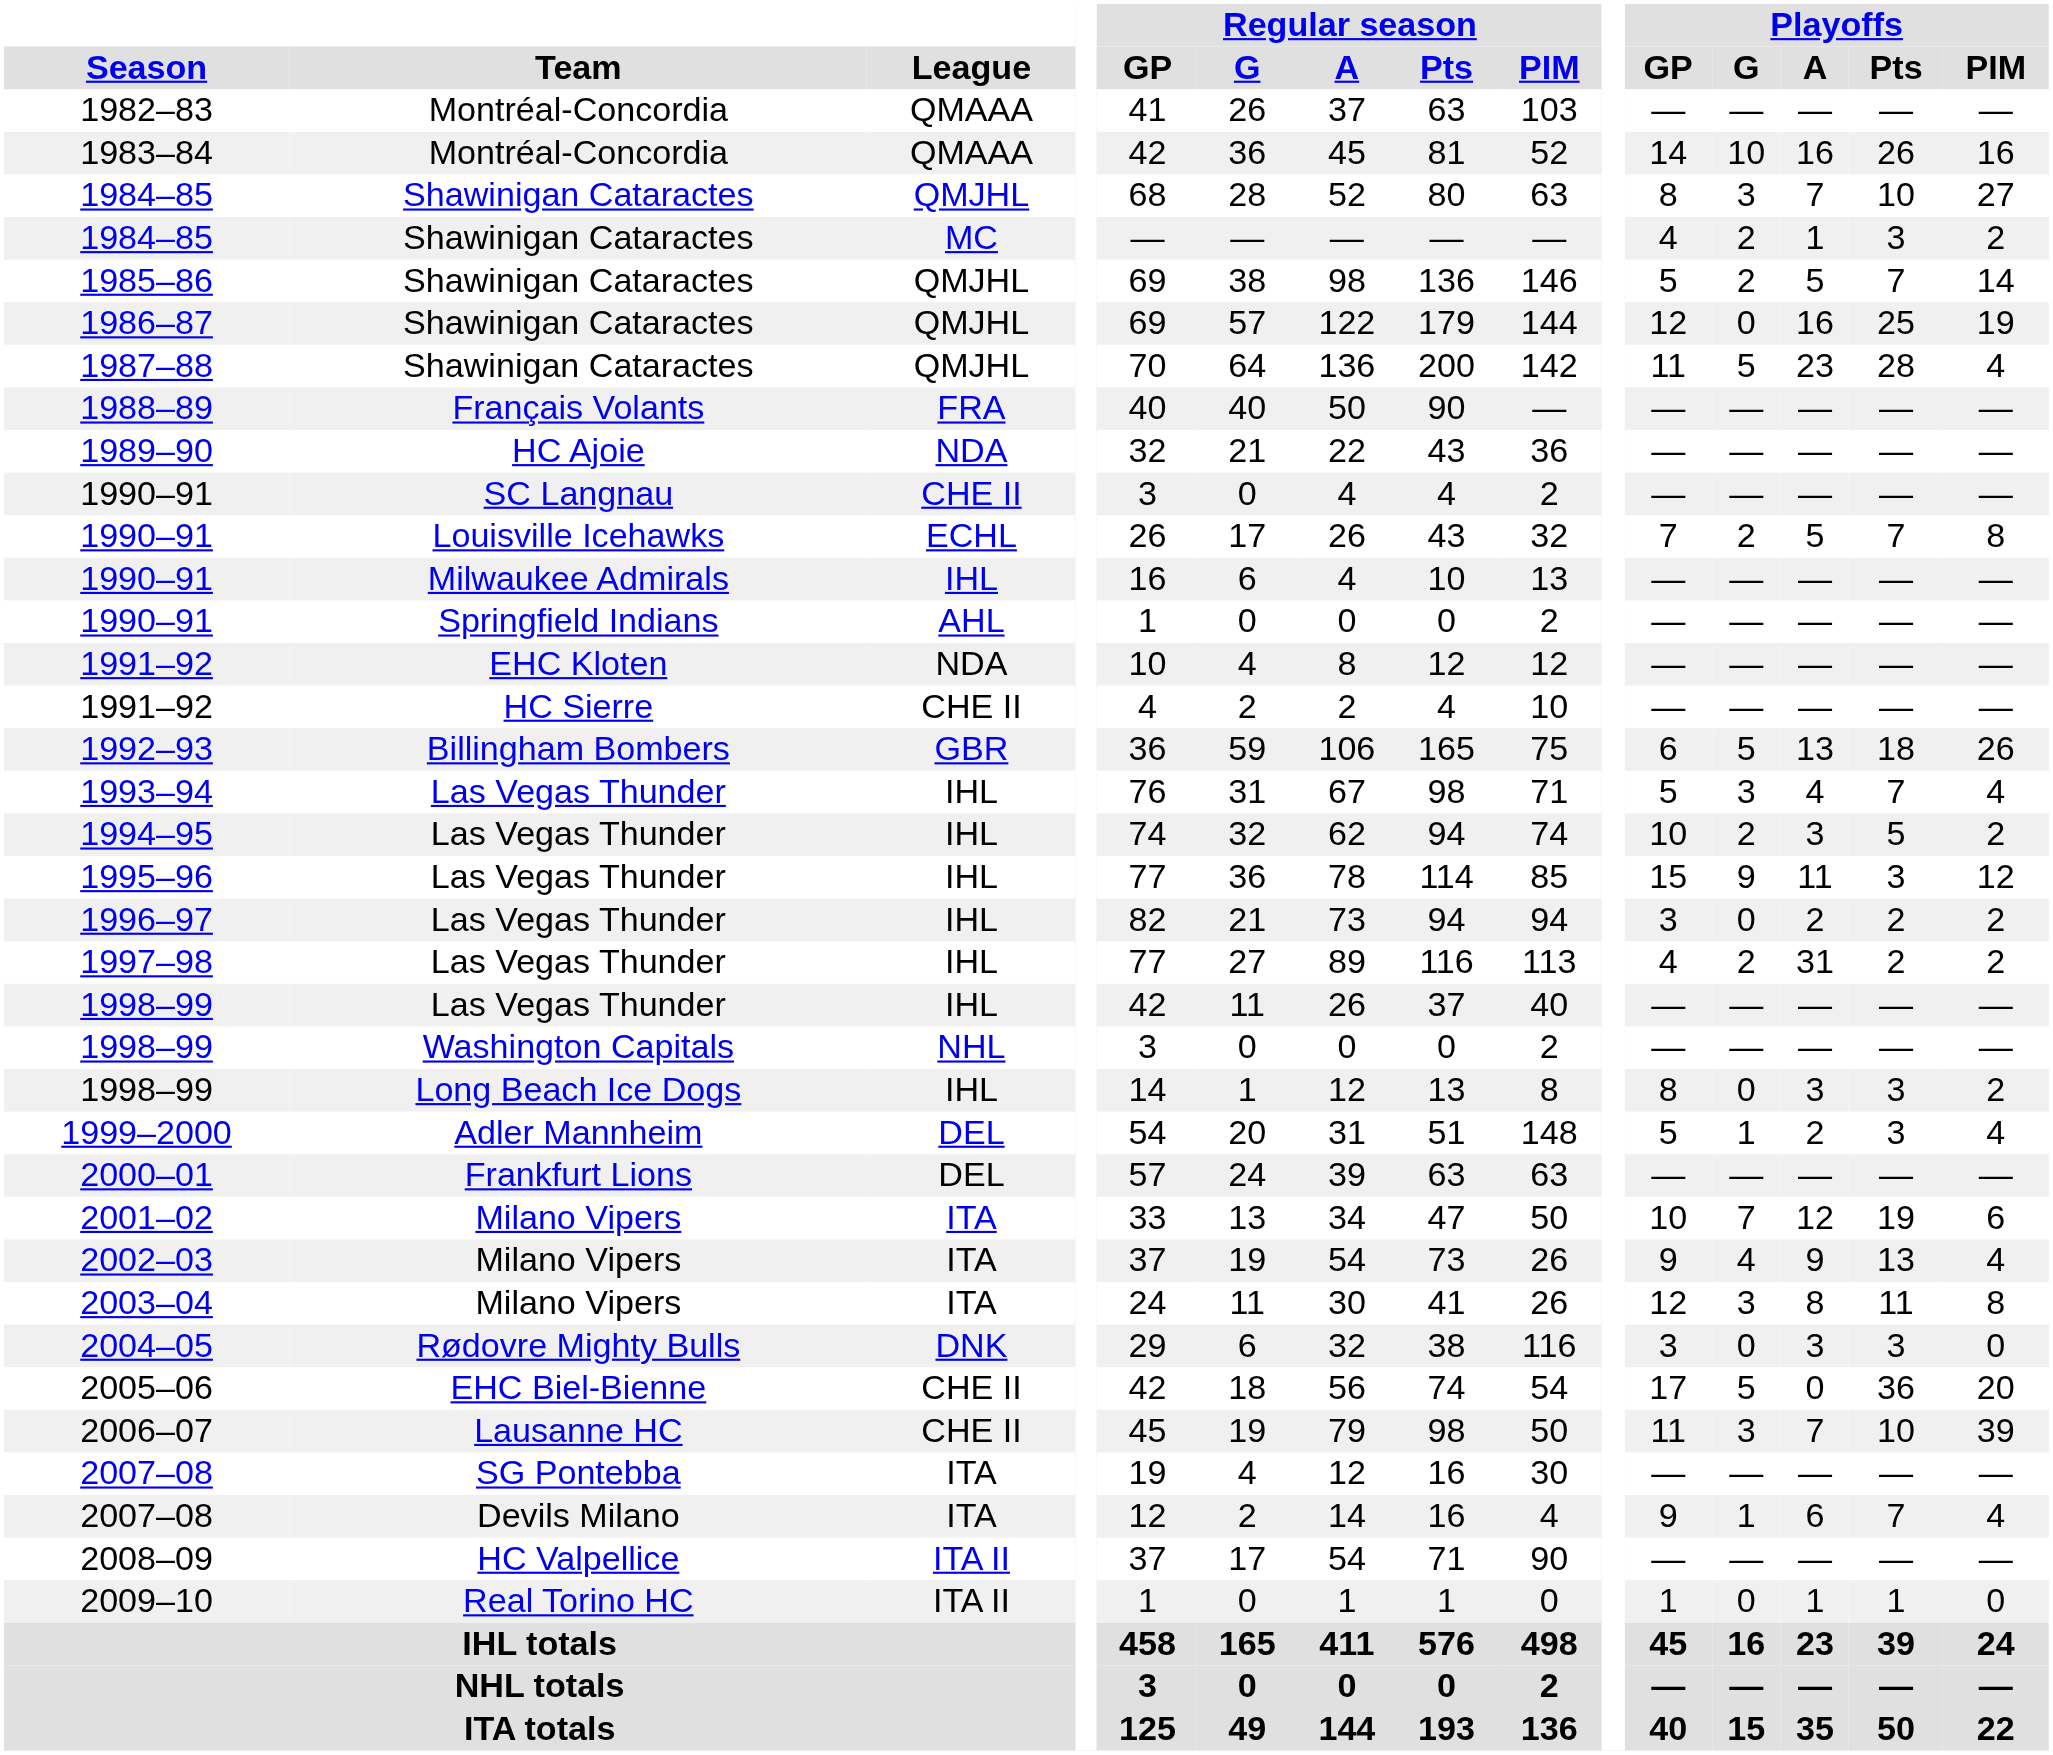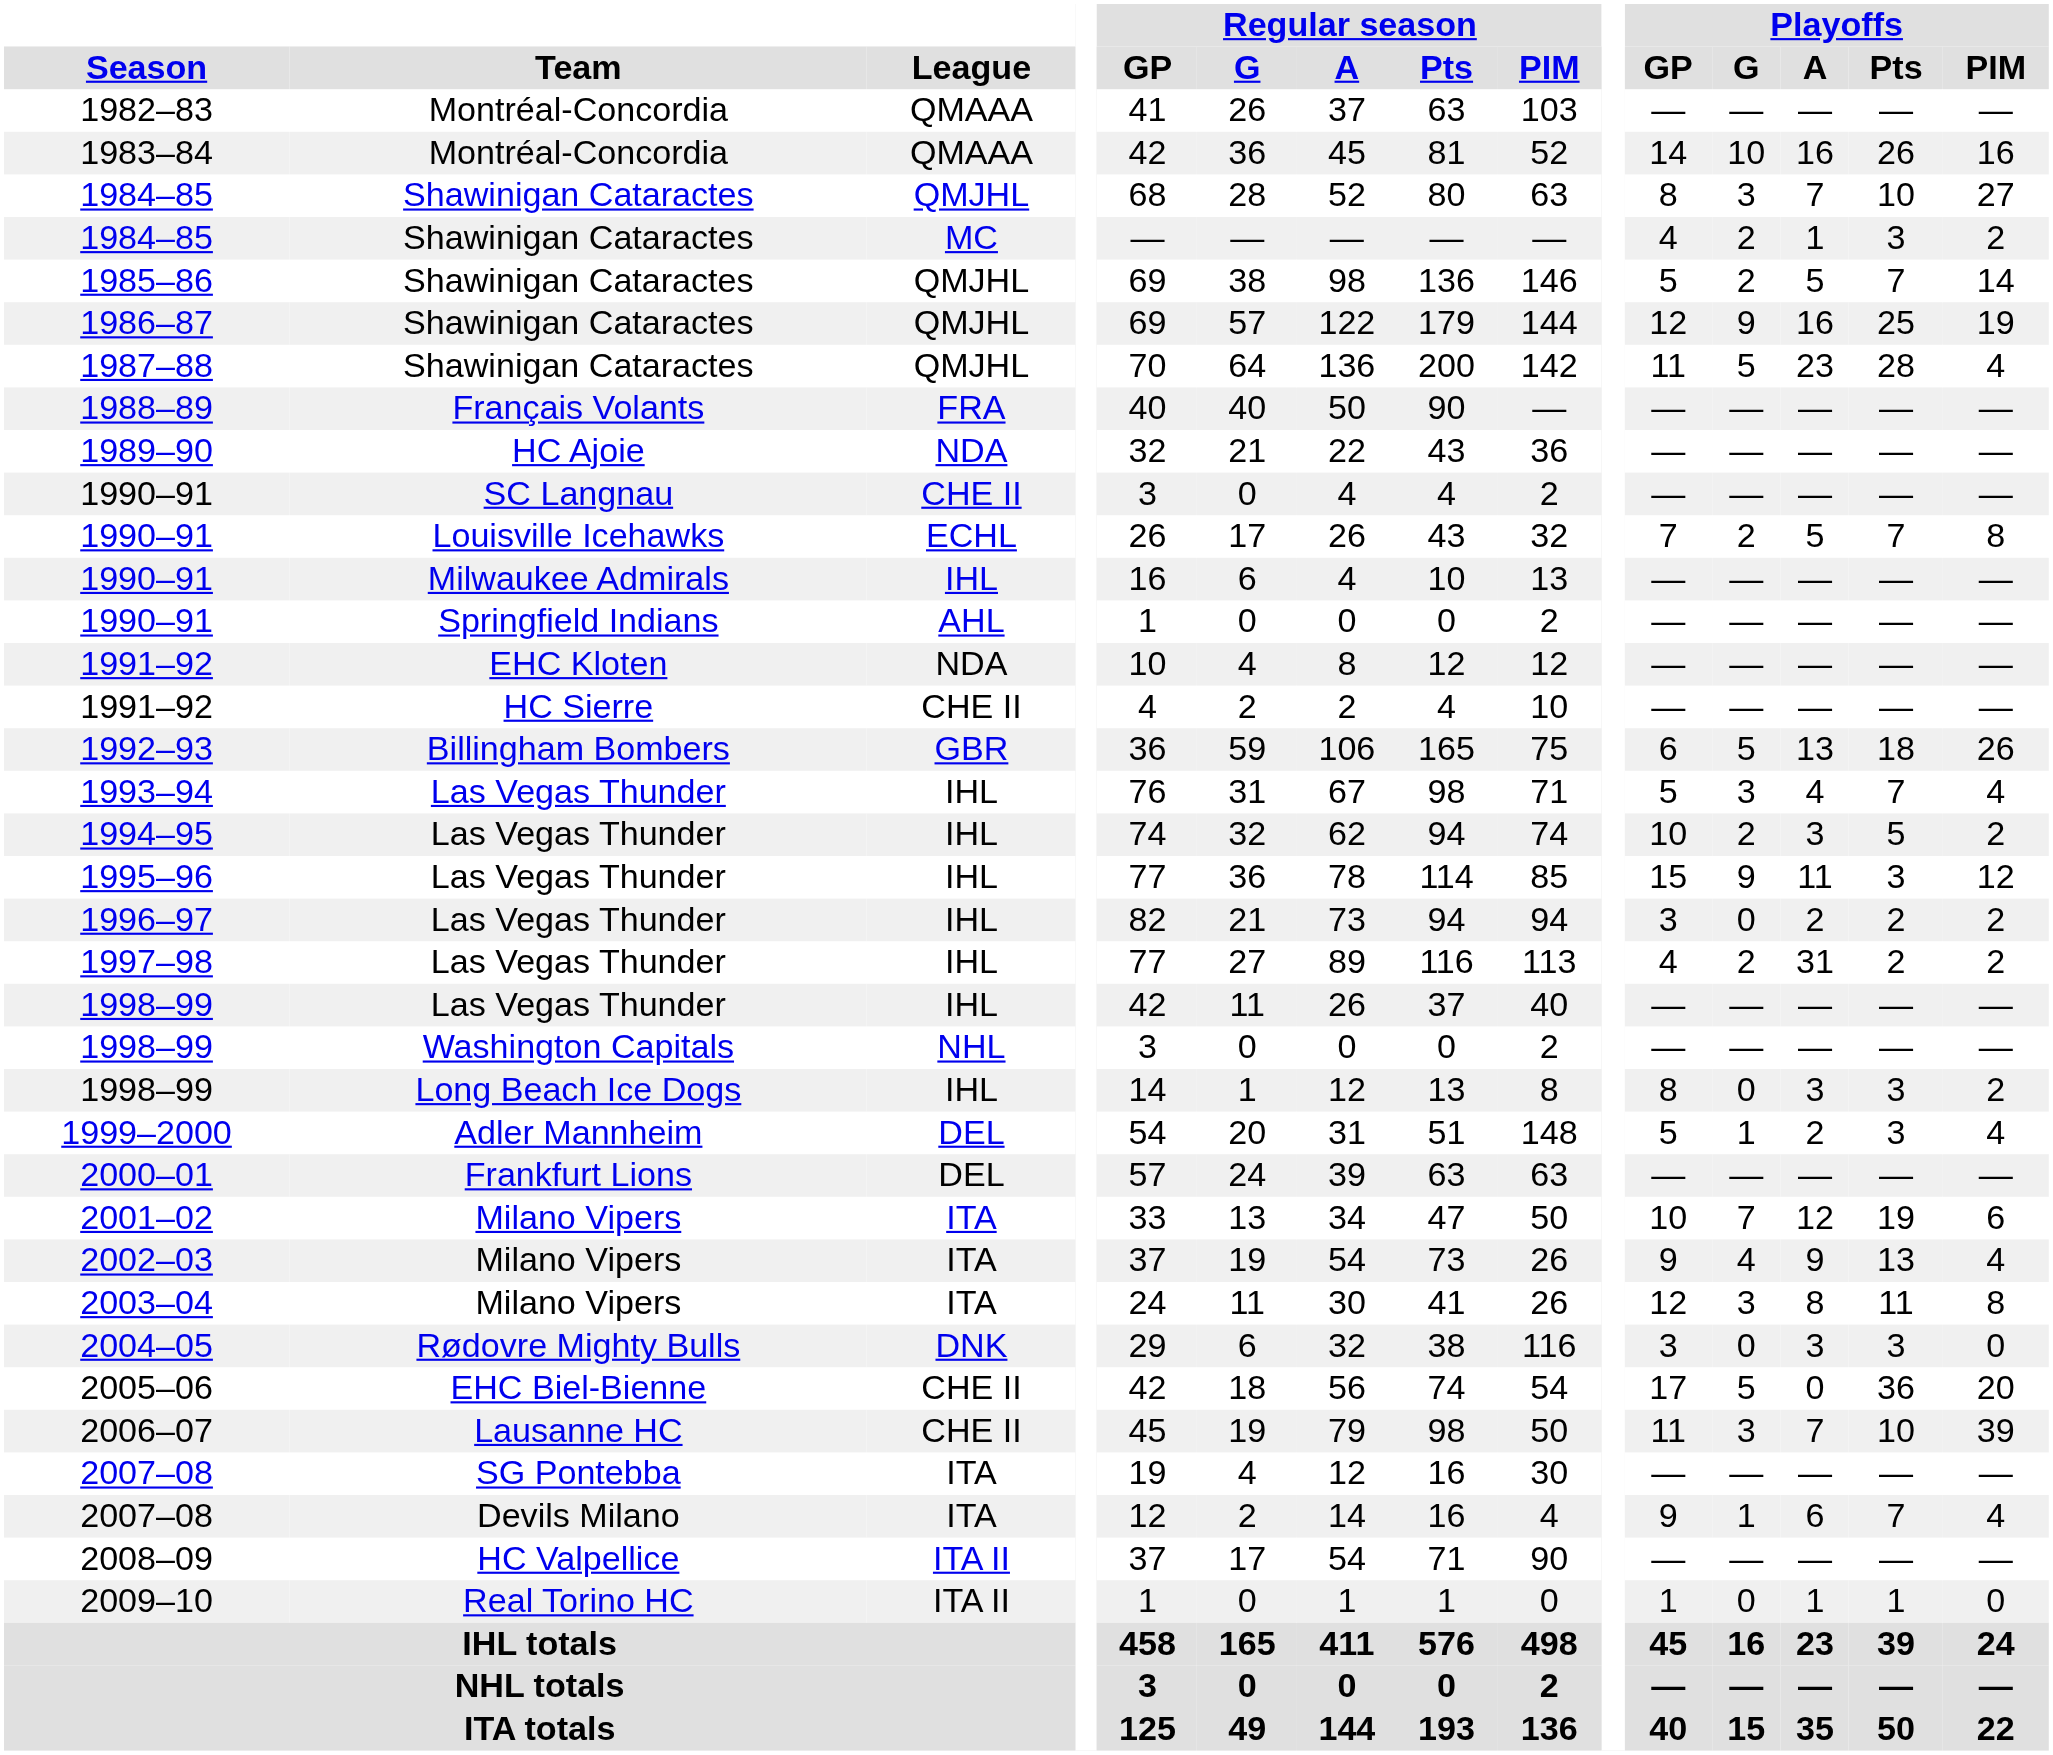(1746, 322) 0 -> (1746, 322) 9
